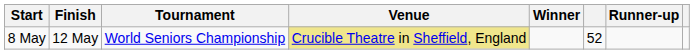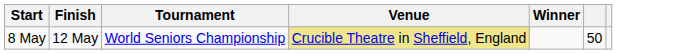- column: (644, 16)
(594, 38) 52 -> (594, 38) 50
